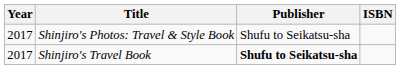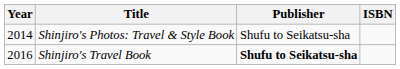(20, 34) 2017 -> (20, 34) 2014
(20, 54) 2017 -> (20, 54) 2016
